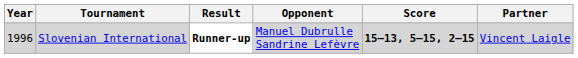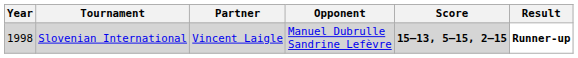columns swapped: (525, 13) <-> (221, 13)
(20, 38) 1996 -> (20, 38) 1998
